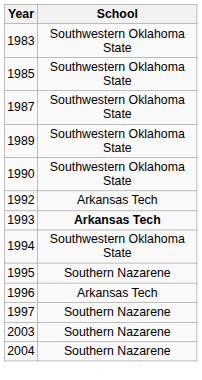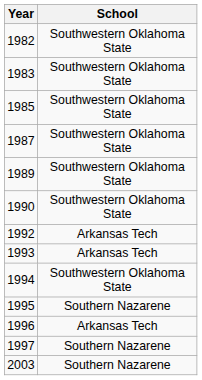+ row: (21, 40)
(117, 220) bold -> (117, 253) normal
- row: (21, 351)
